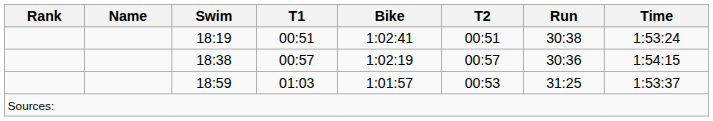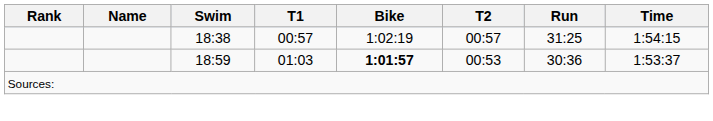- row: (214, 38)
(564, 61) 30:36 -> (564, 38) 31:25
(390, 83) normal -> (389, 61) bold
(564, 83) 31:25 -> (564, 61) 30:36
